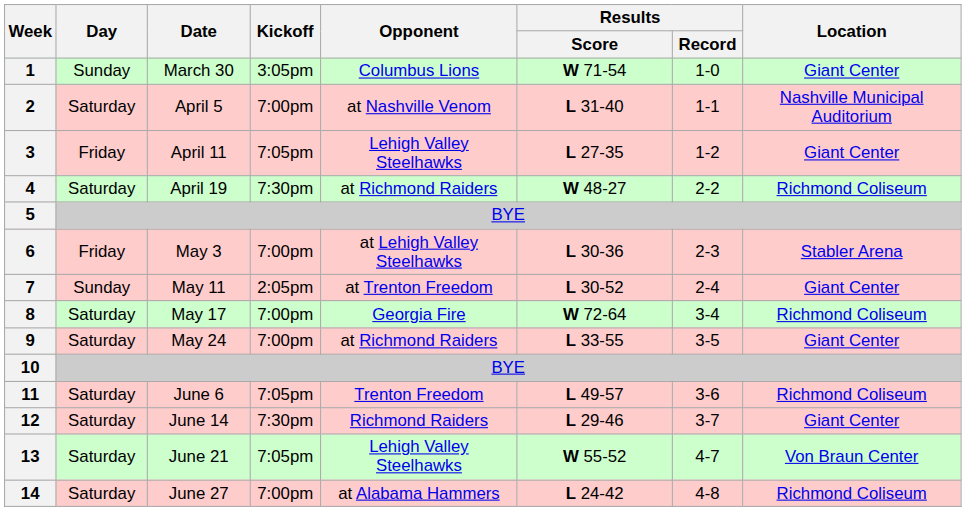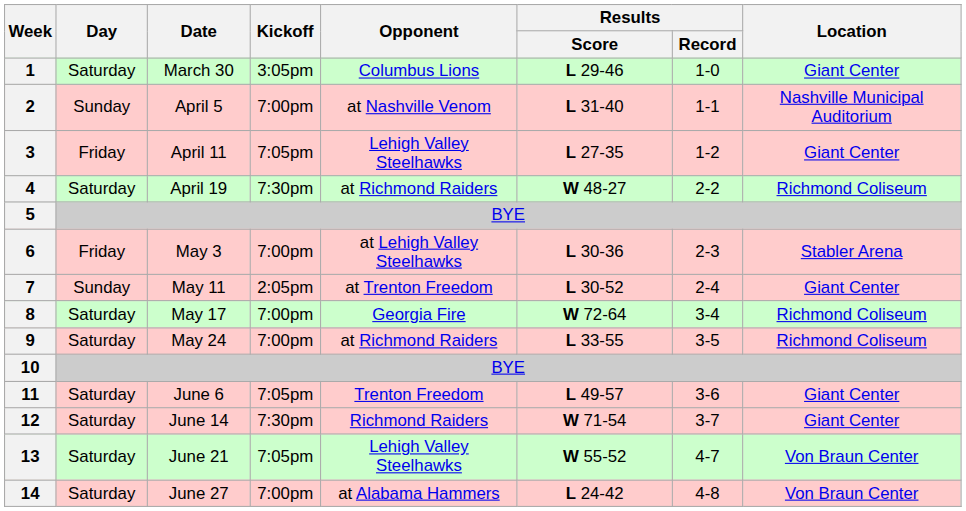(102, 71) Sunday -> (102, 71) Saturday
(595, 71) W 71-54 -> (595, 71) L 29-46
(102, 107) Saturday -> (102, 107) Sunday
(852, 340) Giant Center -> (852, 340) Richmond Coliseum
(852, 394) Richmond Coliseum -> (852, 394) Giant Center
(595, 420) L 29-46 -> (595, 420) W 71-54
(852, 493) Richmond Coliseum -> (852, 493) Von Braun Center
